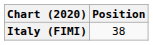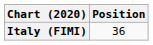(119, 31) 38 -> (119, 31) 36
